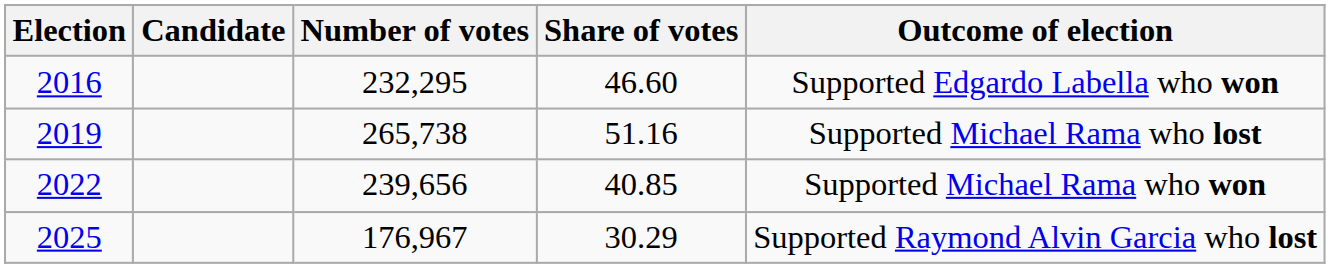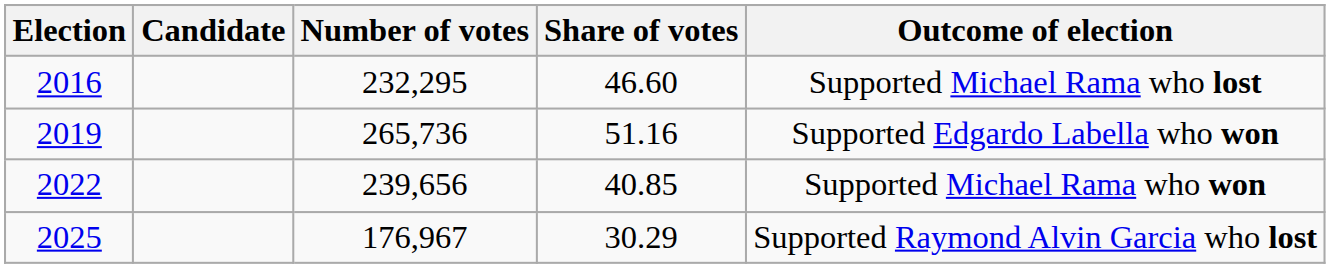(1035, 81) Supported Edgardo Labella who won -> (1035, 81) Supported Michael Rama who lost
(415, 133) 265,738 -> (415, 133) 265,736
(1035, 133) Supported Michael Rama who lost -> (1035, 133) Supported Edgardo Labella who won
